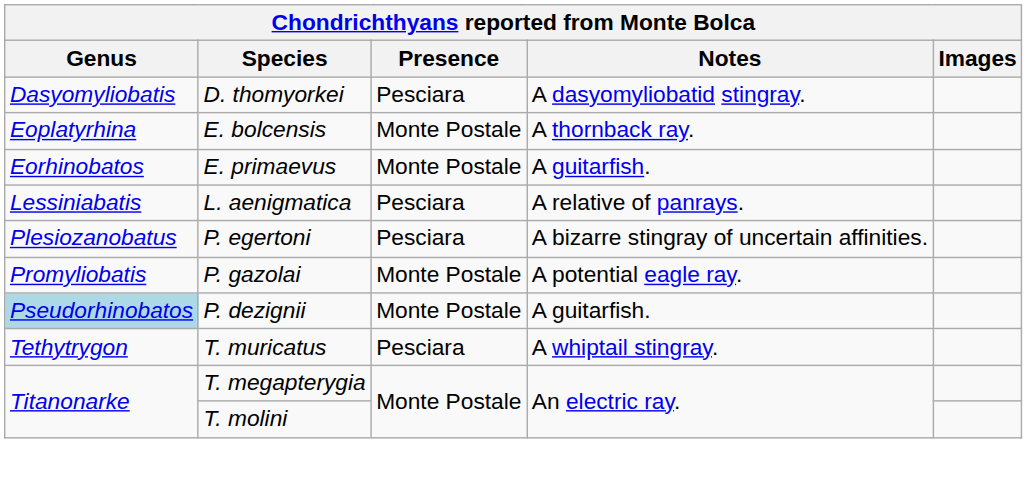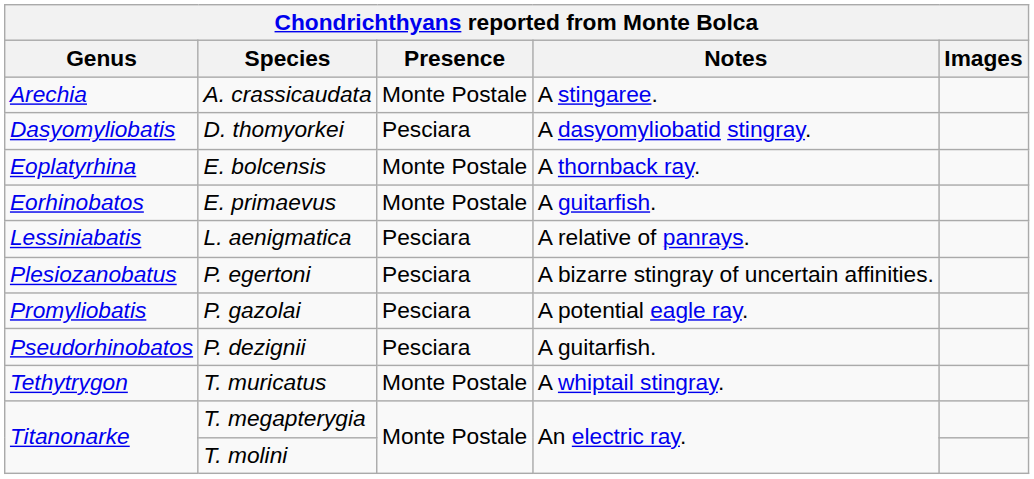+ row: (288, 94)
(449, 274) Monte Postale -> (426, 310) Pesciara
(102, 310) lightblue background -> (102, 346) no background
(449, 310) Monte Postale -> (426, 346) Pesciara
(420, 346) Pesciara -> (455, 382) Monte Postale
